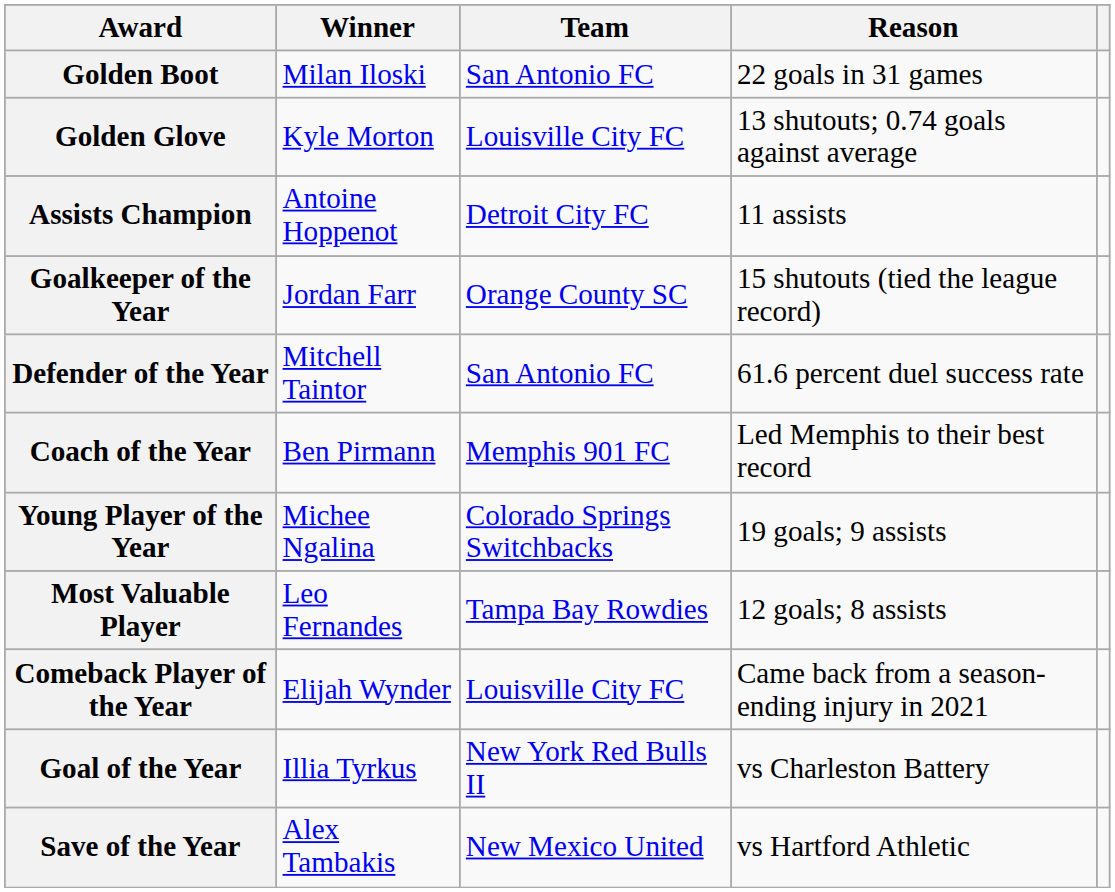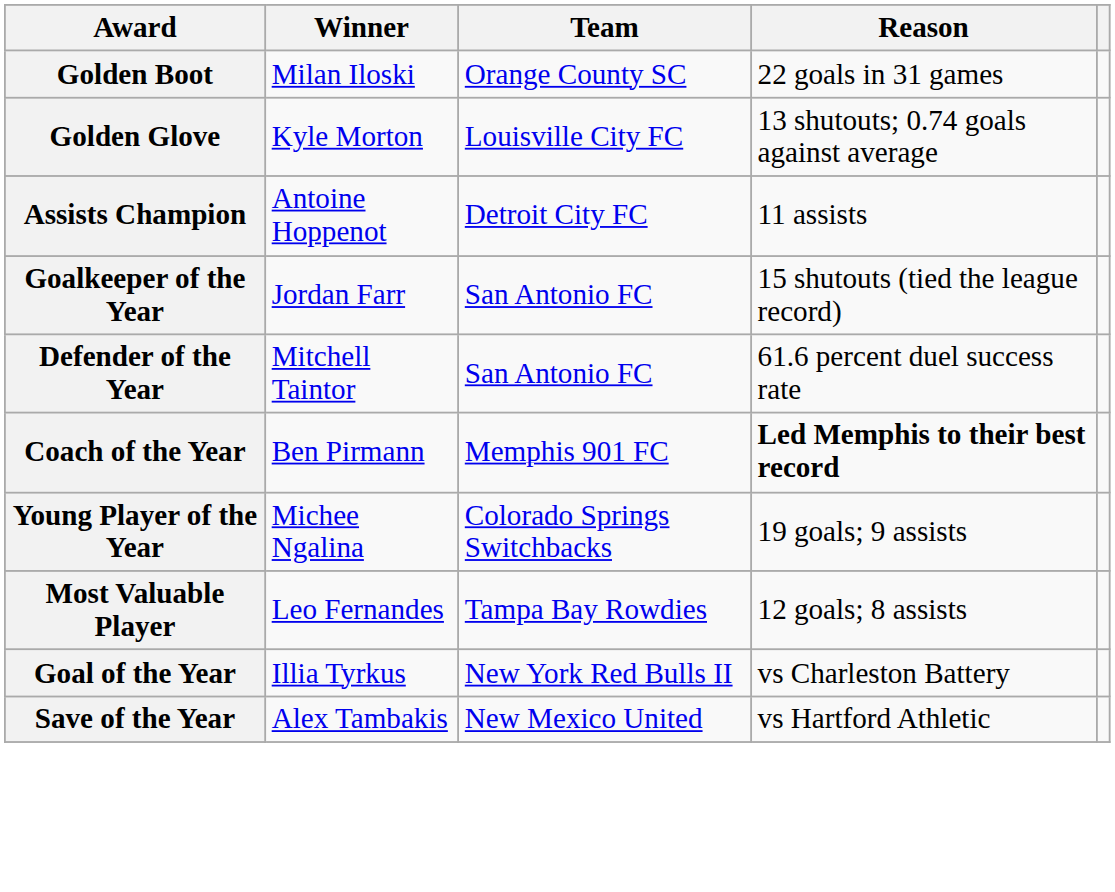(560, 73) San Antonio FC -> (576, 73) Orange County SC
(577, 294) Orange County SC -> (559, 294) San Antonio FC
(891, 452) normal -> (921, 452) bold
- row: (140, 688)
